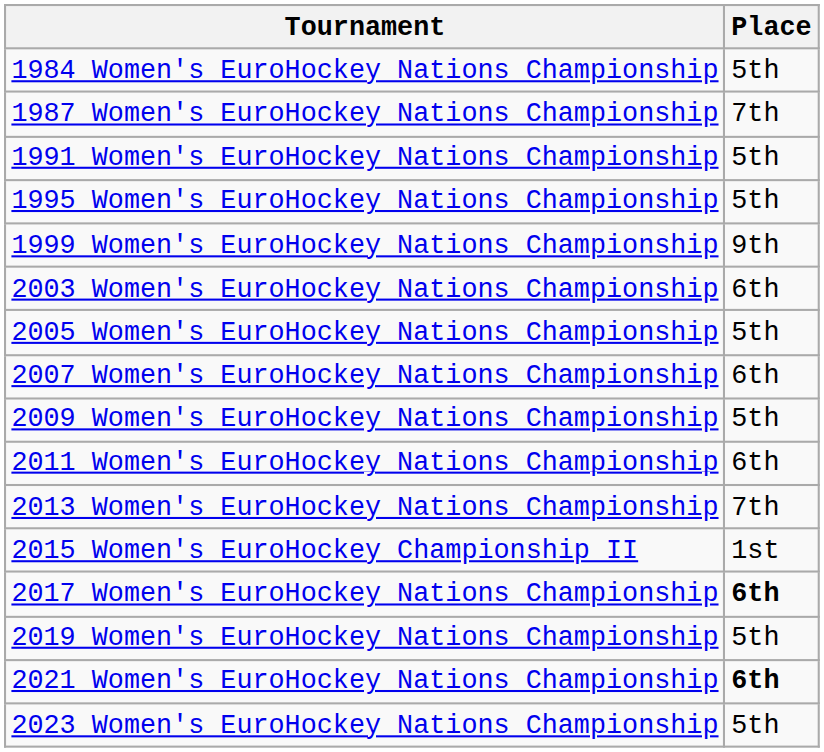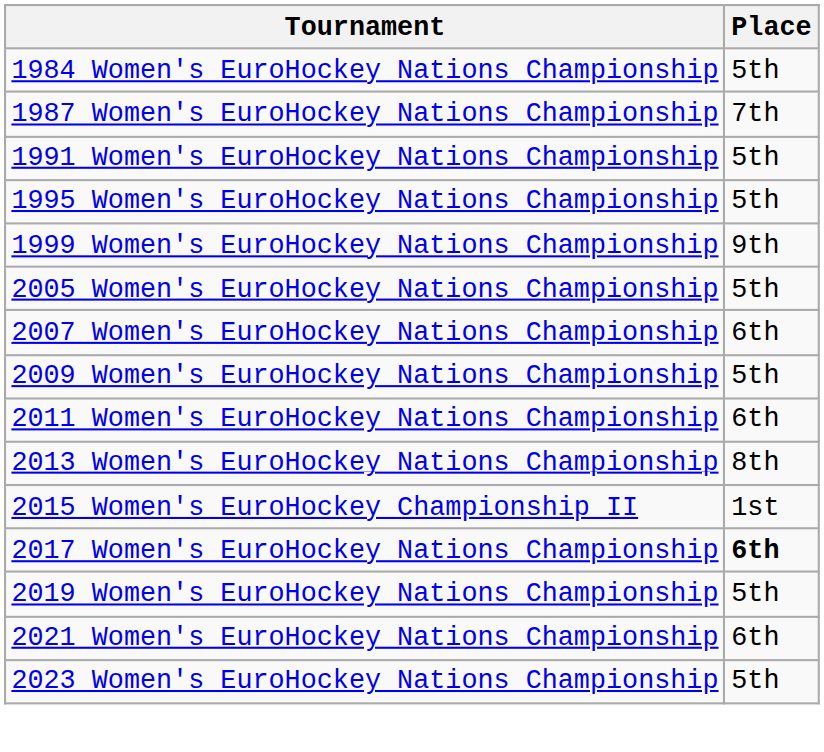- row: (365, 289)
(755, 507) 7th -> (755, 463) 8th
(755, 682) bold -> (755, 638) normal
